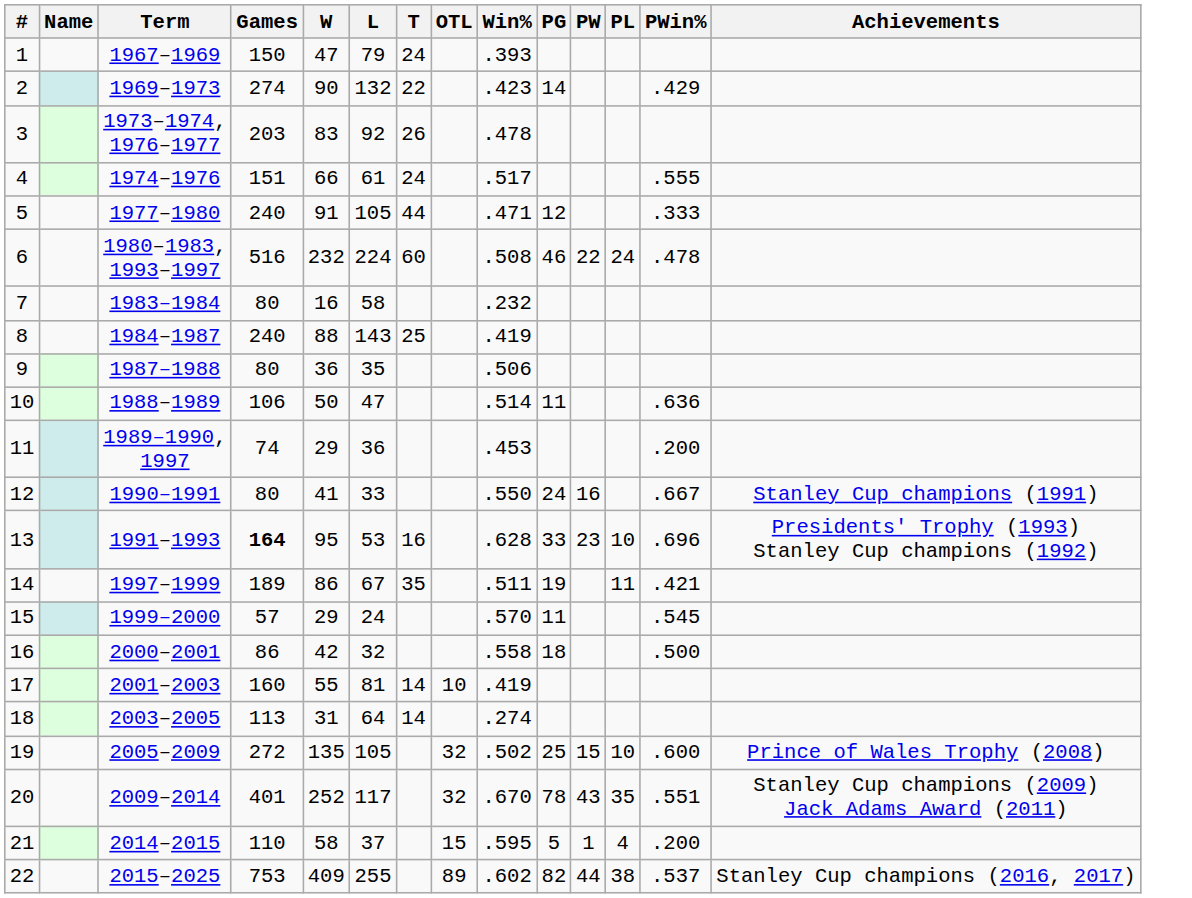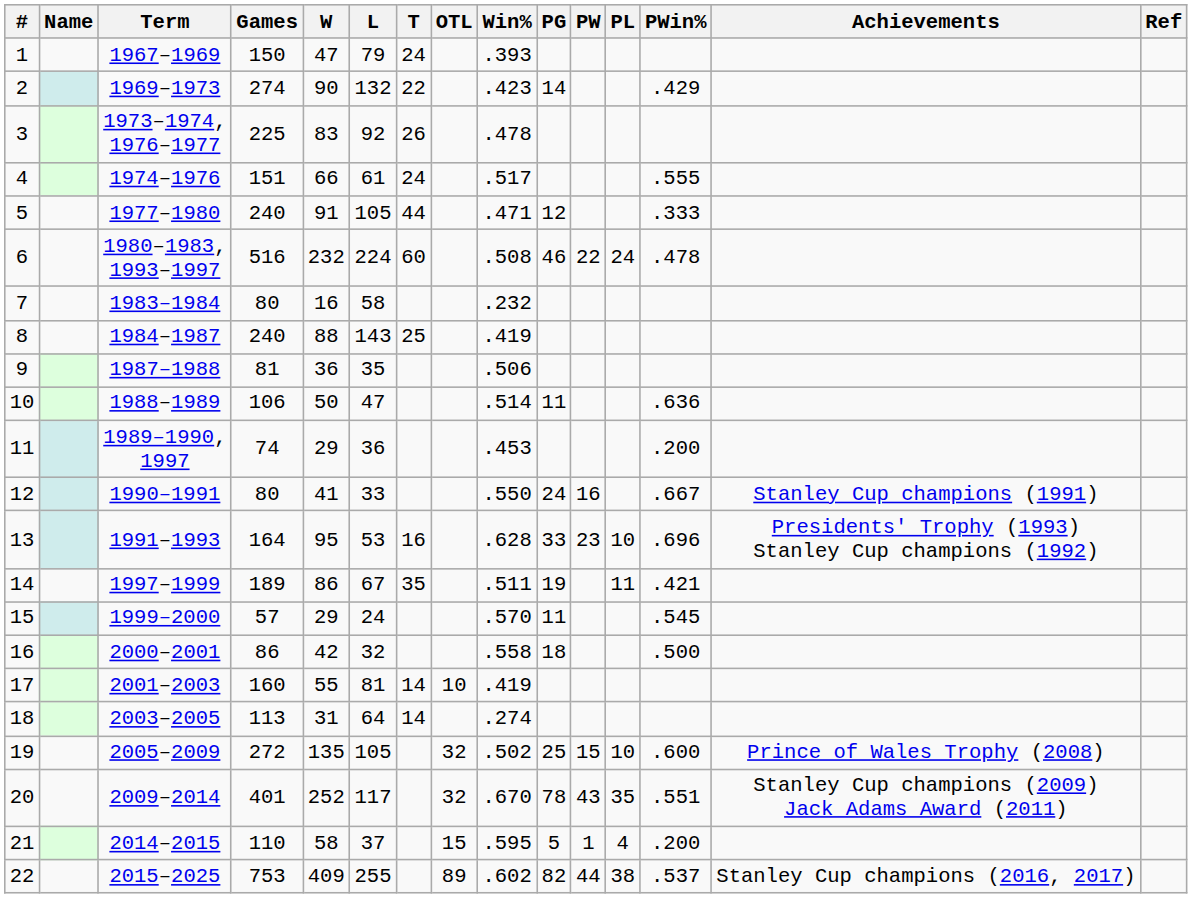+ column: (1164, 22)
(267, 134) 203 -> (267, 134) 225
(267, 370) 80 -> (267, 370) 81
(267, 540) bold -> (267, 540) normal
